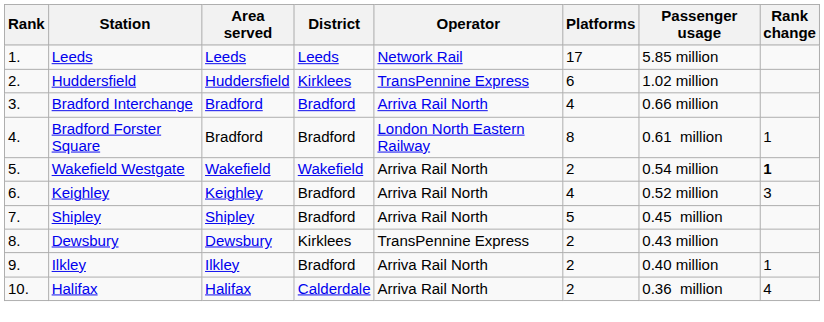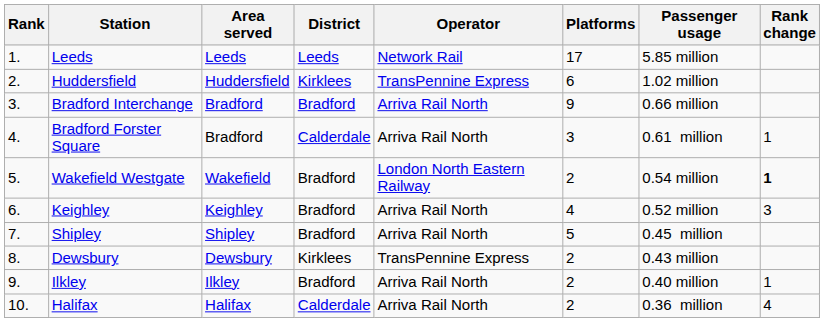(570, 104) 4 -> (570, 104) 9
(327, 137) Bradford -> (334, 137) Calderdale
(451, 137) London North Eastern Railway -> (433, 137) Arriva Rail North
(570, 137) 8 -> (570, 137) 3
(331, 169) Wakefield -> (327, 177) Bradford
(433, 169) Arriva Rail North -> (451, 177) London North Eastern Railway
